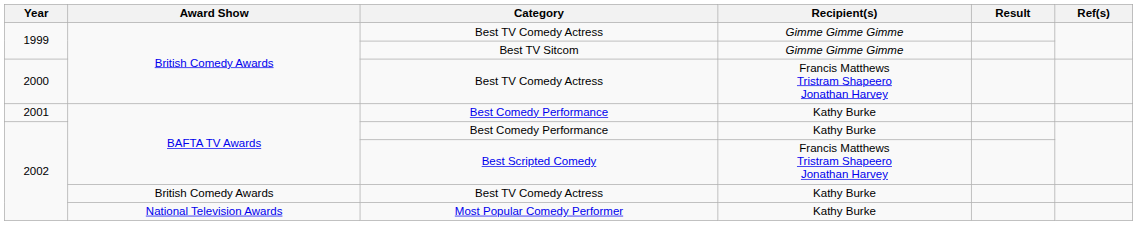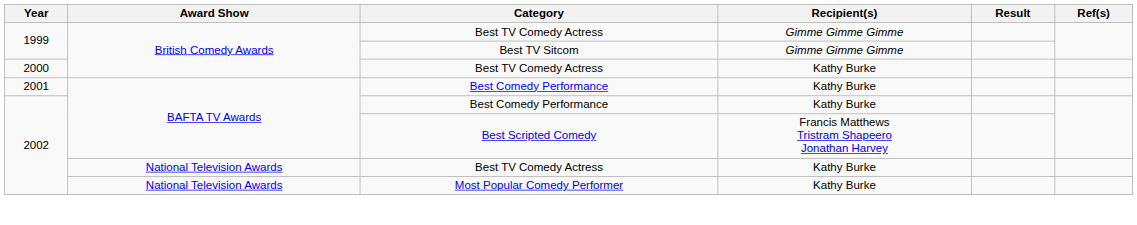(844, 81) Francis Matthews Tristram Shapeero Jonathan Harvey -> (844, 68) Kathy Burke
(214, 193) British Comedy Awards -> (214, 167) National Television Awards
